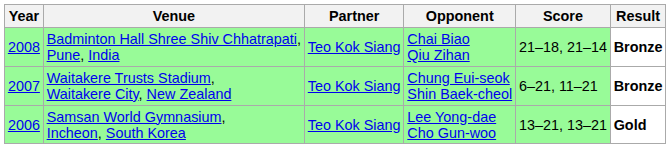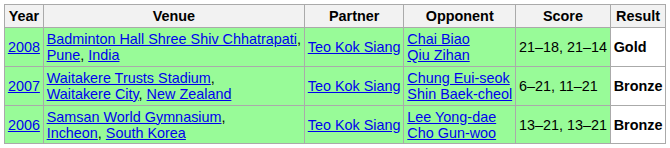(638, 47) Bronze -> (630, 47) Gold
(630, 125) Gold -> (638, 125) Bronze
